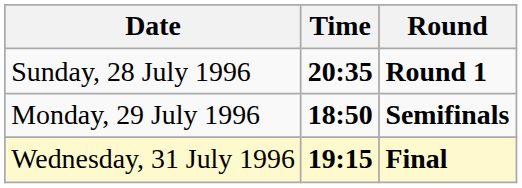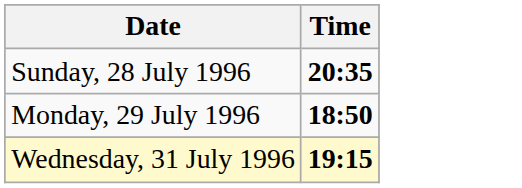- column: (447, 26)
